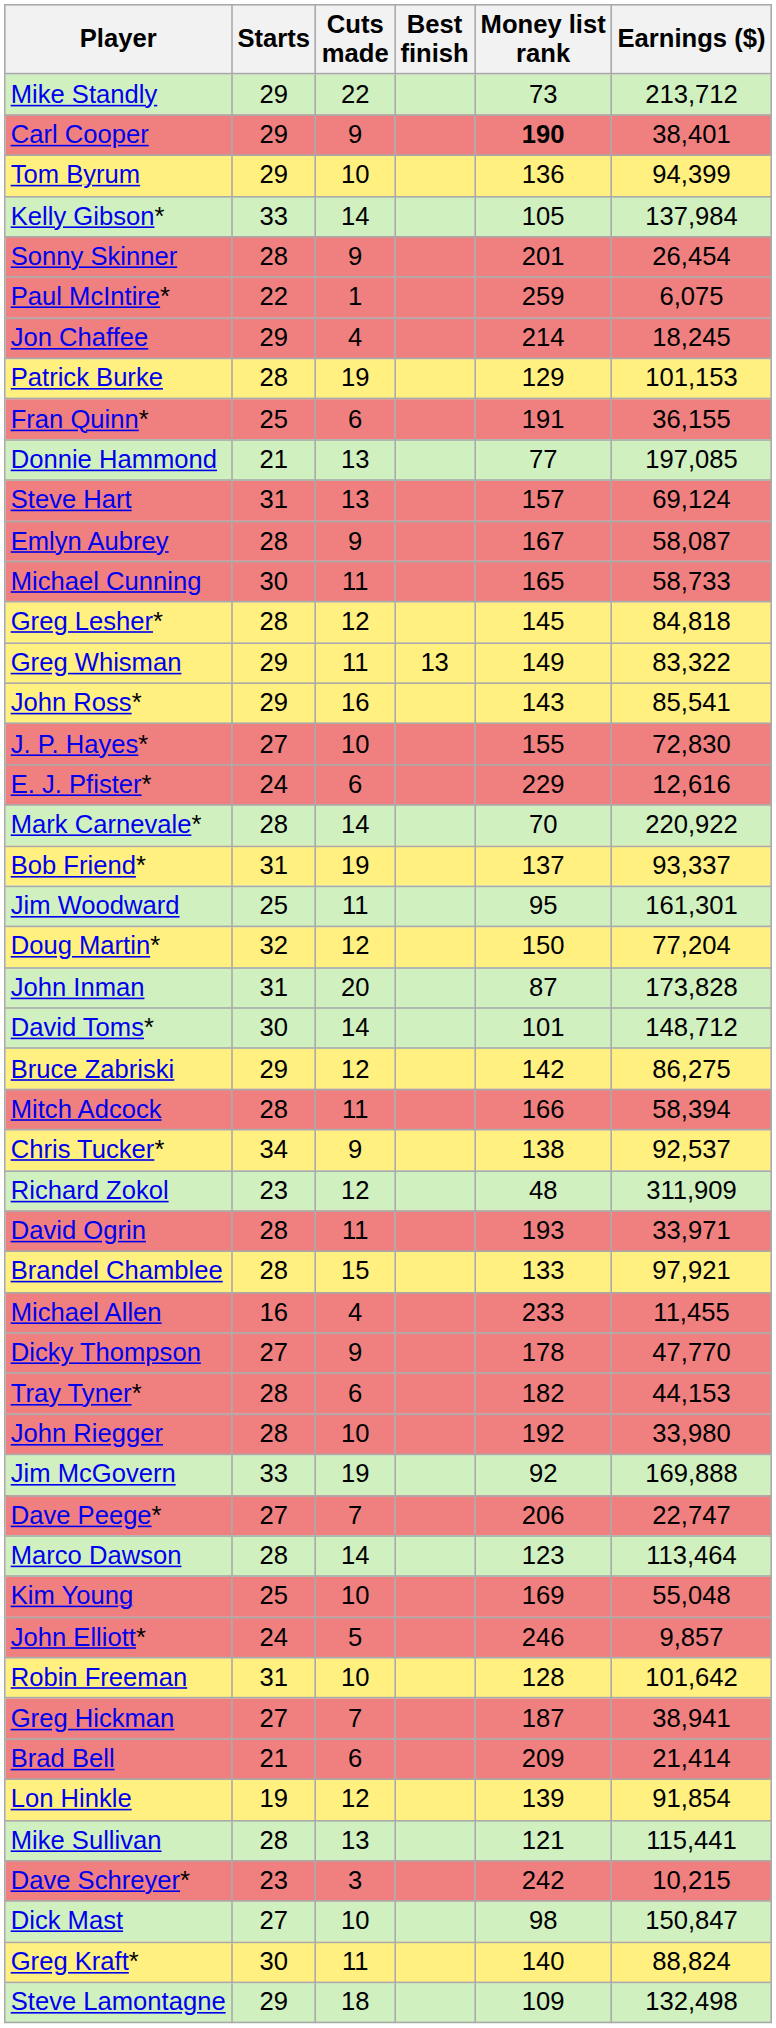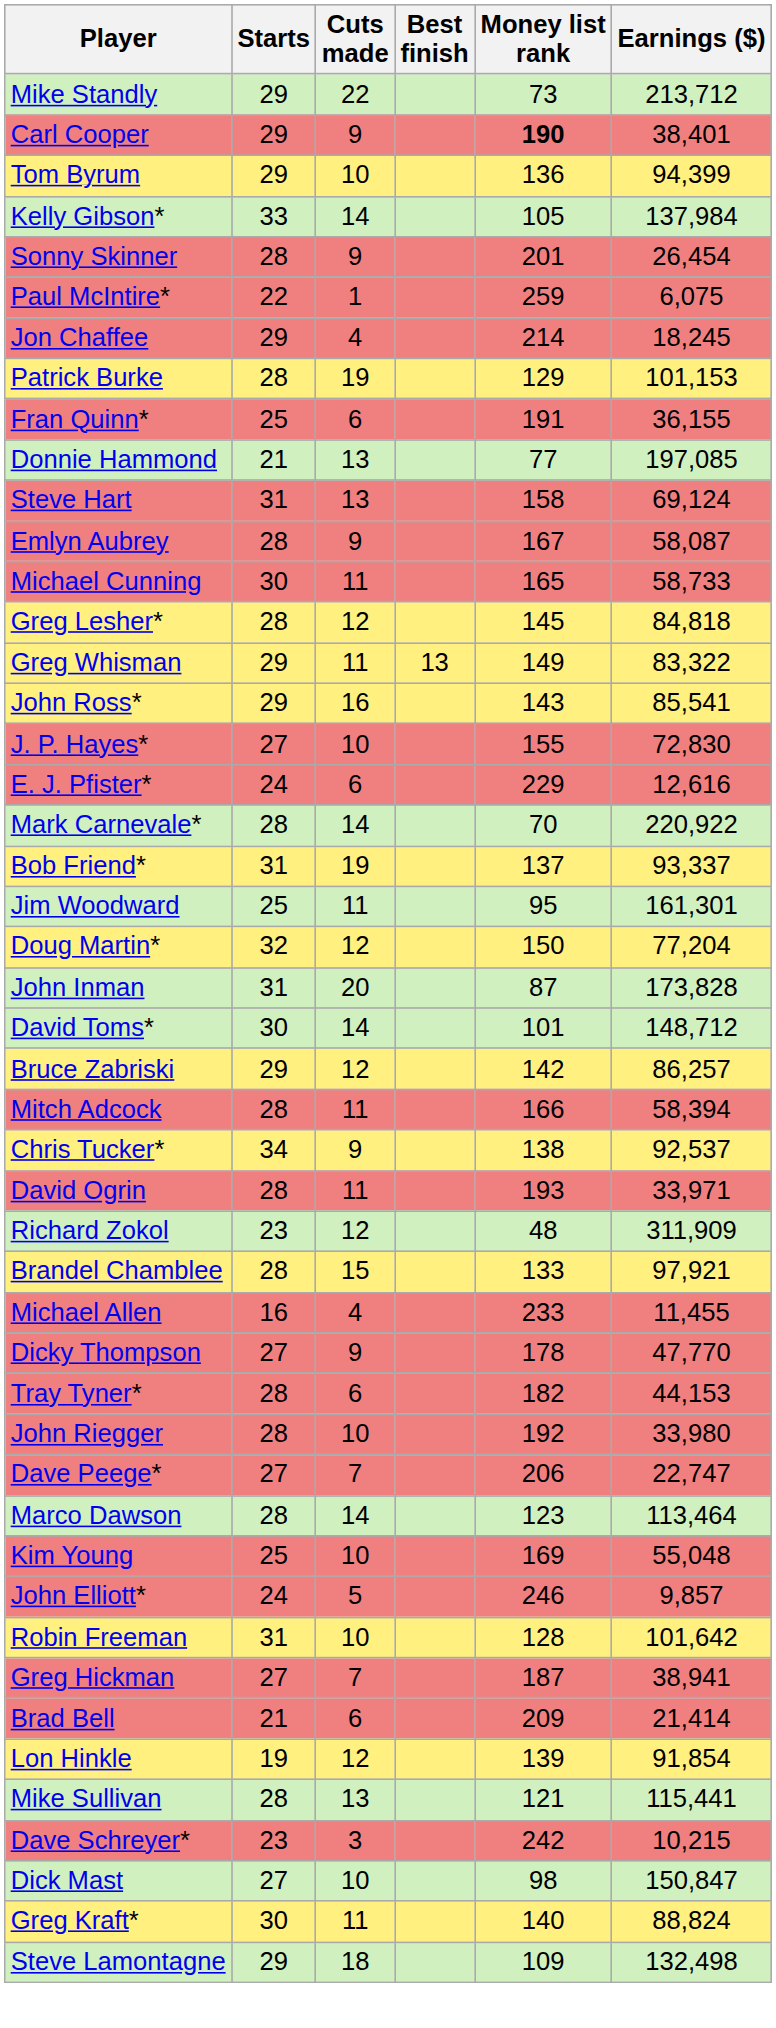(543, 500) 157 -> (543, 500) 158
(692, 1068) 86,275 -> (692, 1068) 86,257
rows swapped: (90, 1190) <-> (78, 1230)
- row: (93, 1474)
